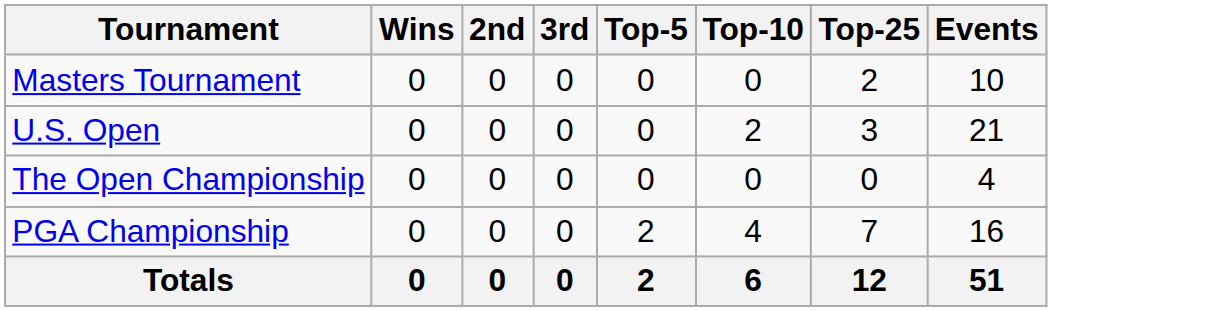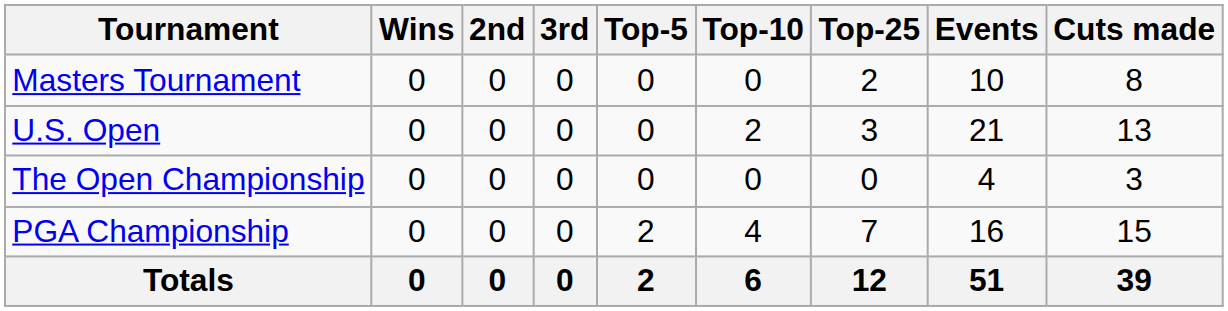+ column: (1134, 29)
